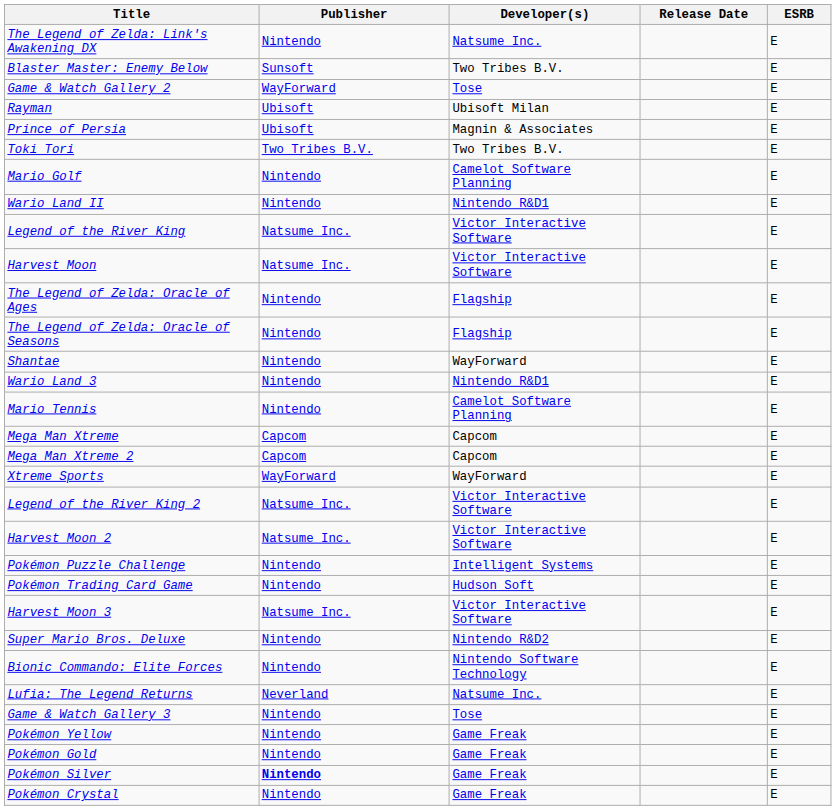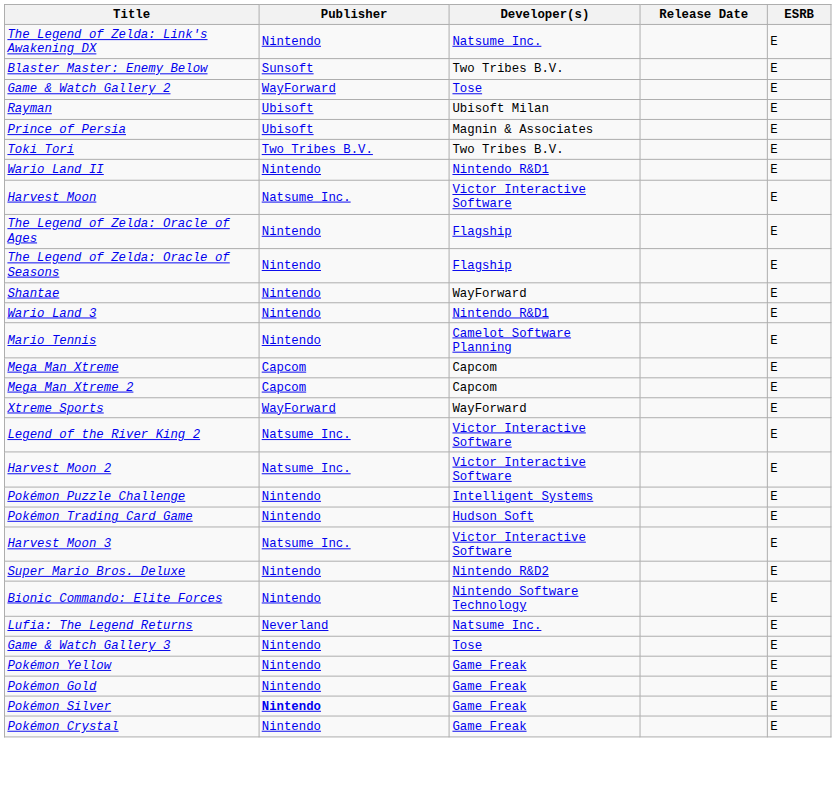- row: (44, 177)
- row: (96, 231)
